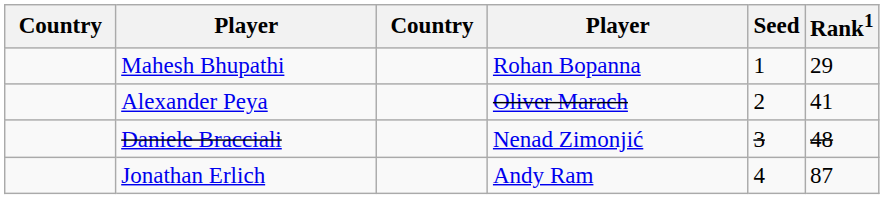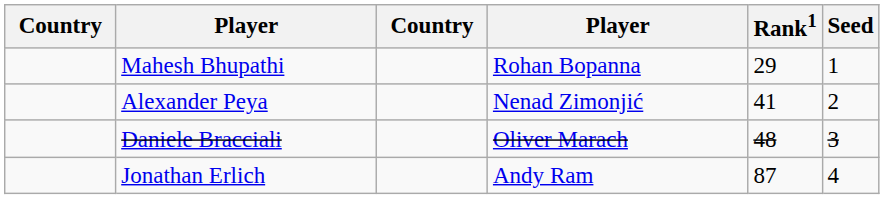columns swapped: (842, 25) <-> (776, 25)
(560, 102) Oliver Marach -> (568, 102) Nenad Zimonjić
(568, 138) Nenad Zimonjić -> (560, 138) Oliver Marach
